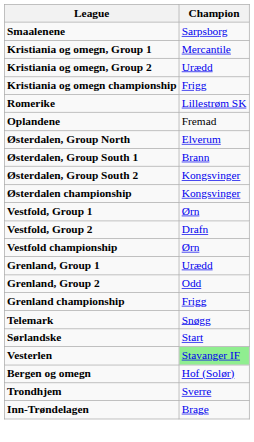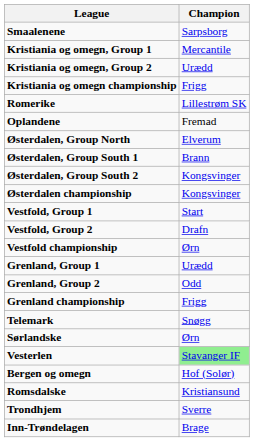(191, 211) Ørn -> (192, 211) Start
(192, 337) Start -> (191, 337) Ørn
+ row: (36, 391)
